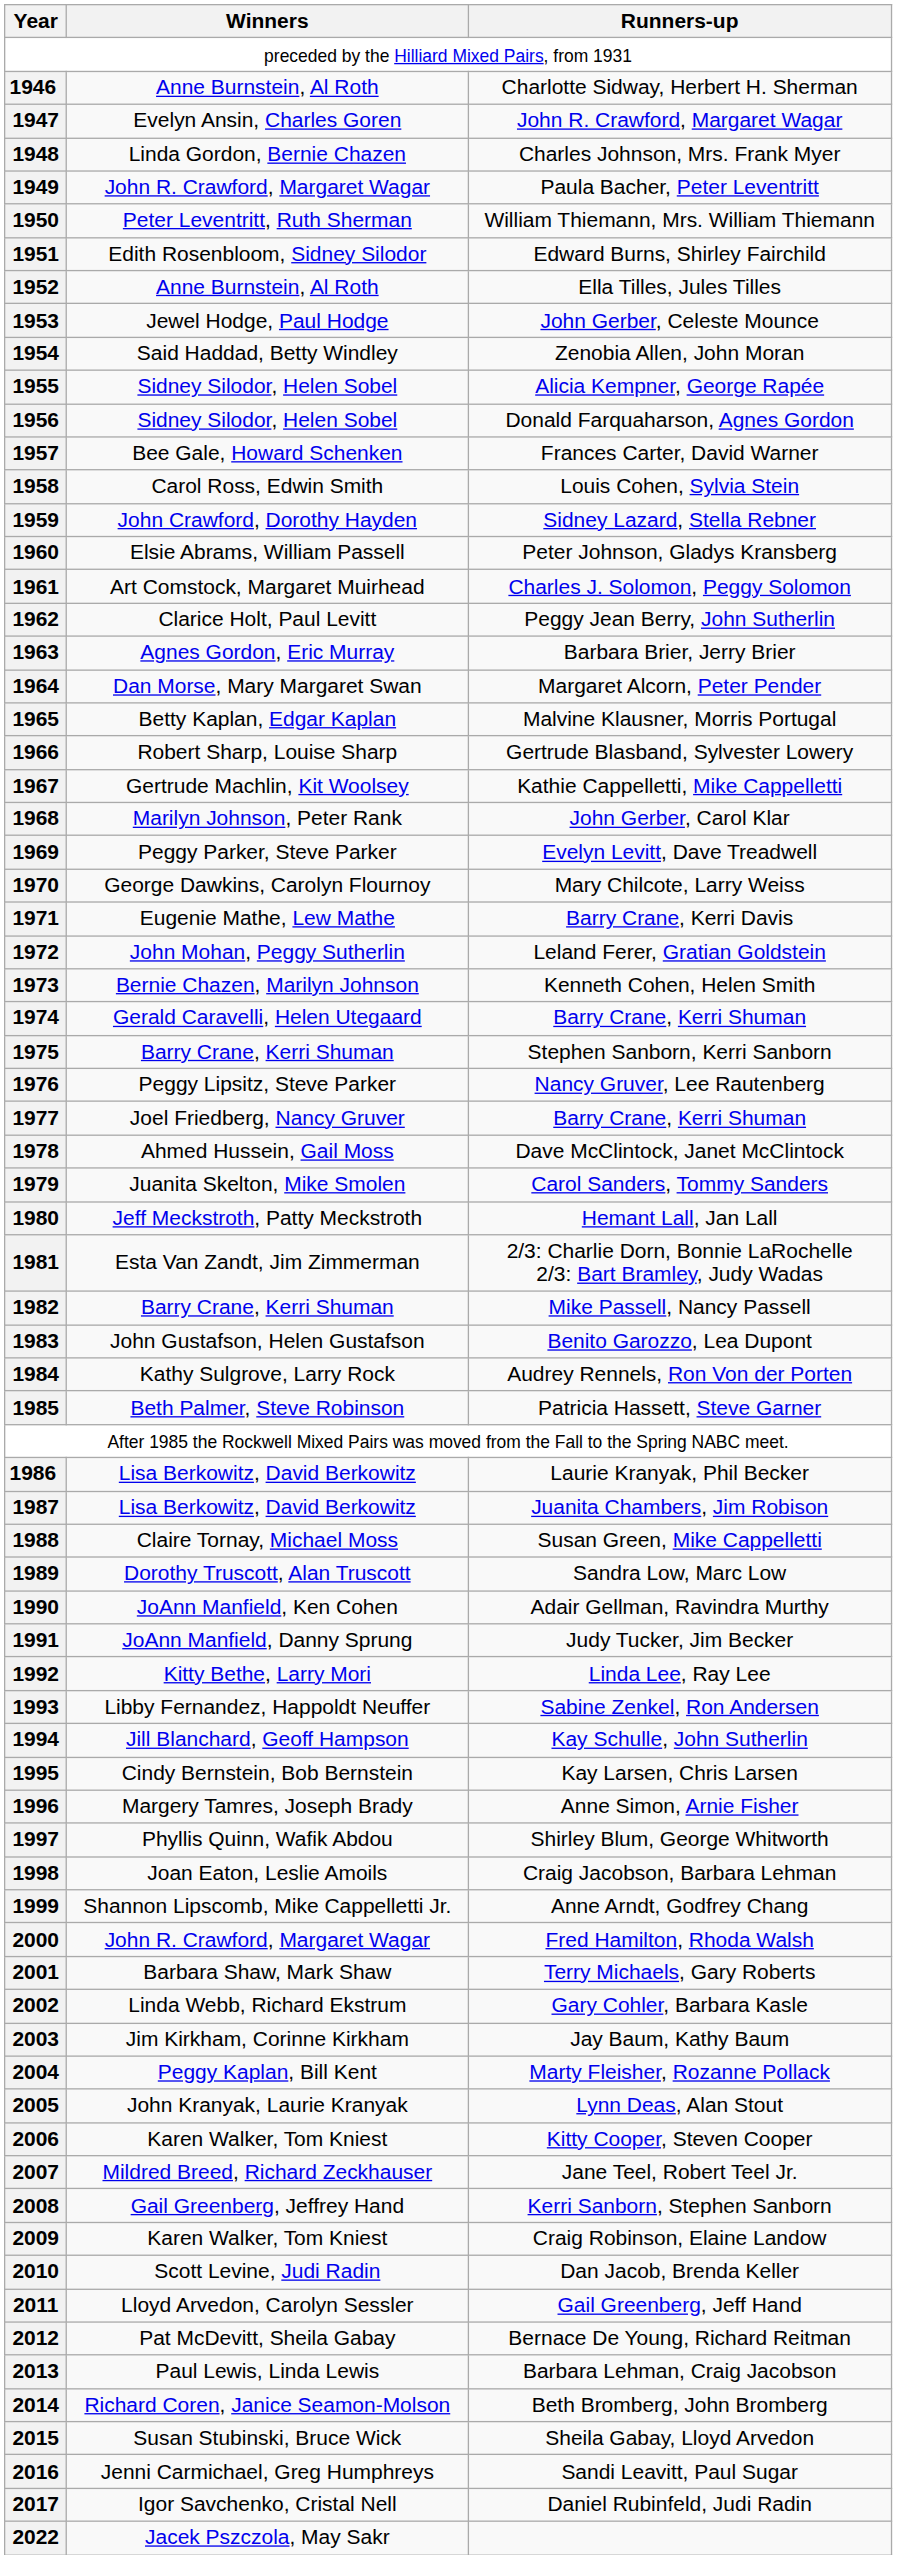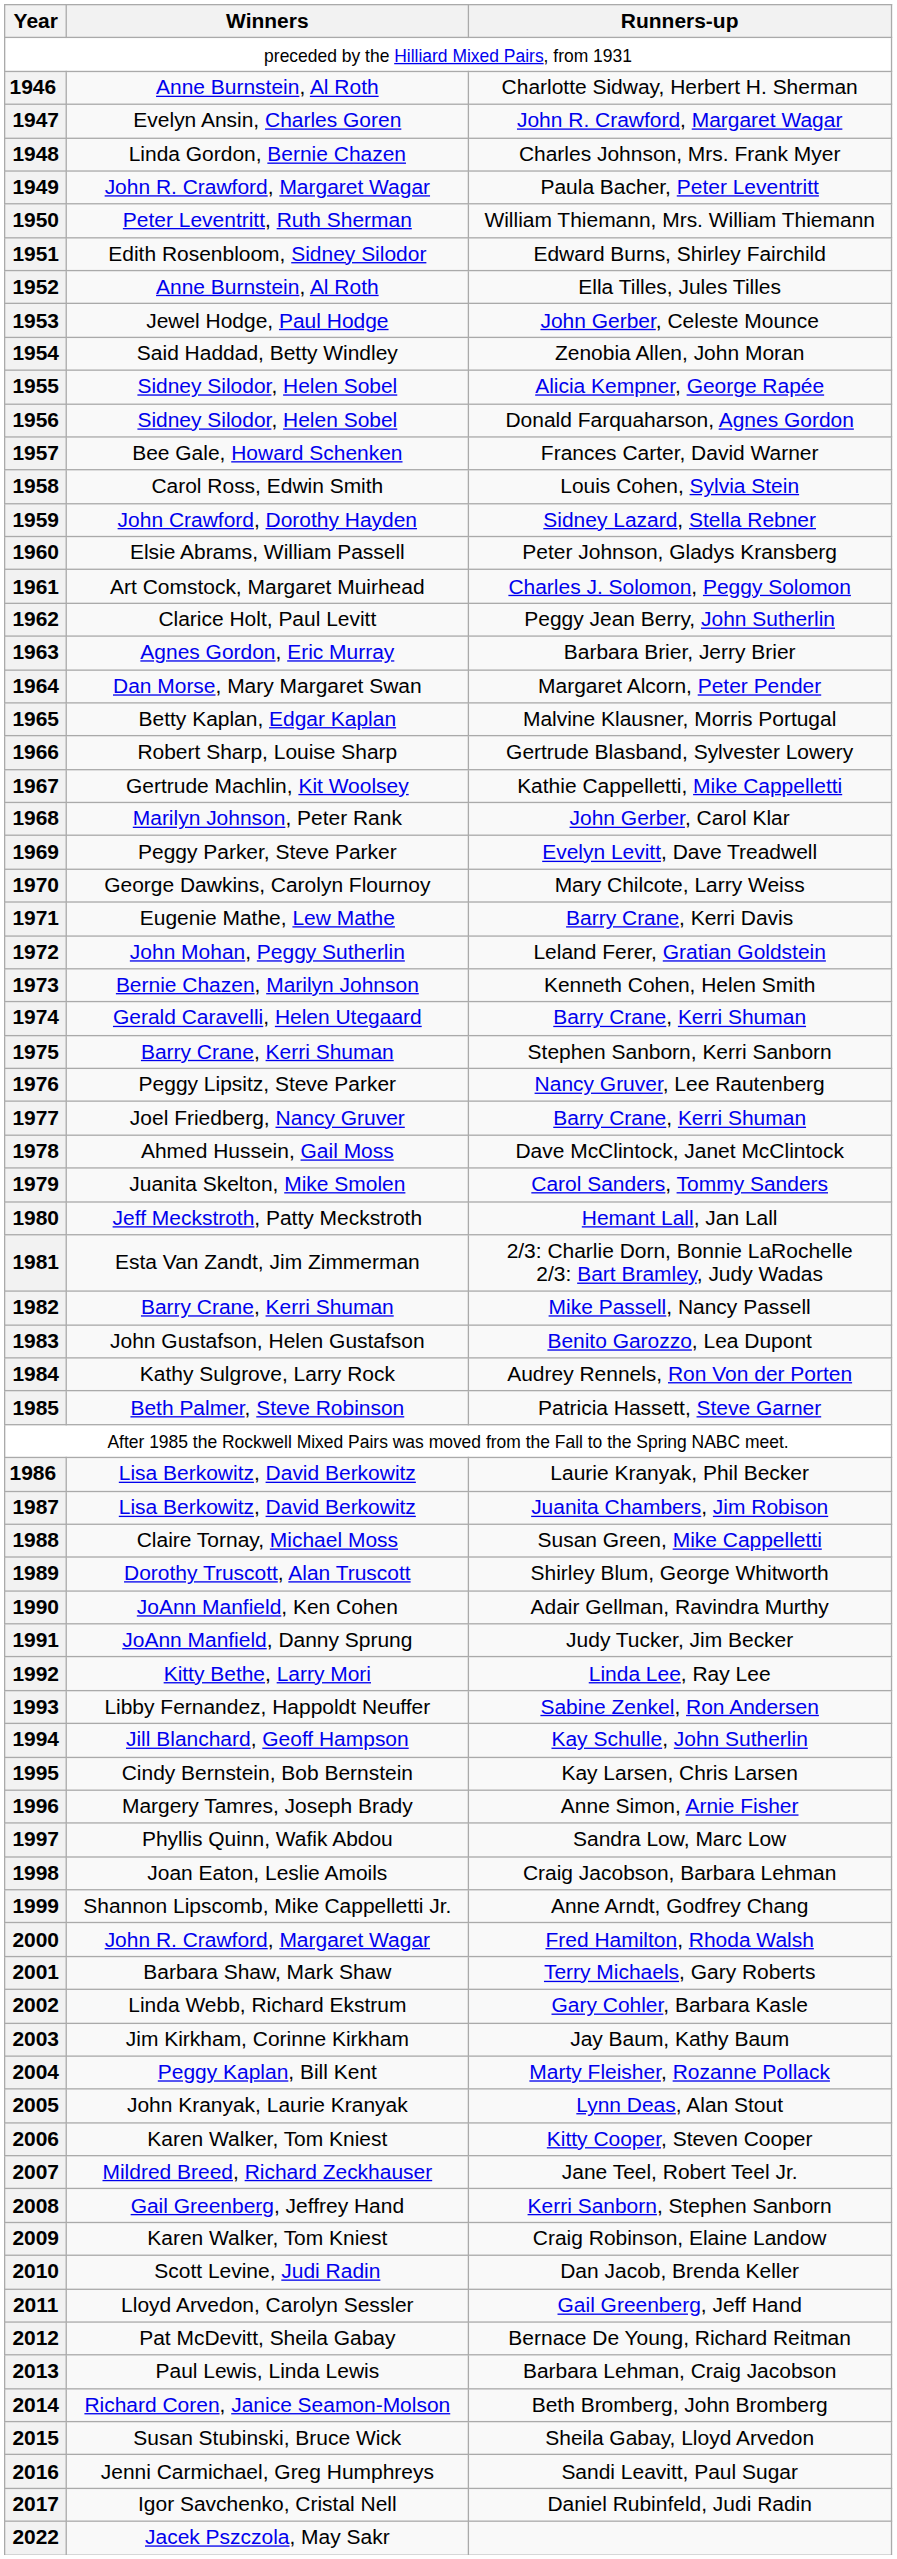(680, 1573) Sandra Low, Marc Low -> (680, 1573) Shirley Blum, George Whitworth
(680, 1839) Shirley Blum, George Whitworth -> (680, 1839) Sandra Low, Marc Low
